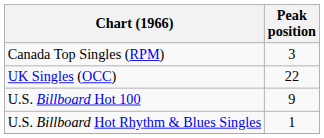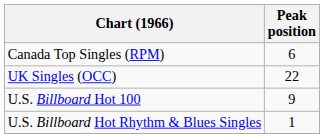(292, 54) 3 -> (292, 54) 6
